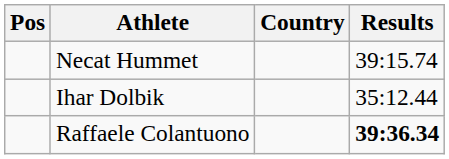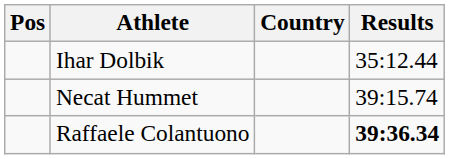rows swapped: (110, 97) <-> (127, 60)
